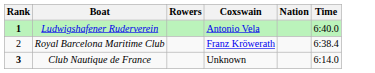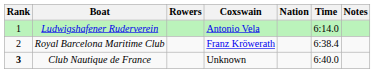+ column: (356, 12)
(18, 28) bold -> (18, 28) normal
(326, 28) 6:40.0 -> (326, 28) 6:14.0
(326, 60) 6:14.0 -> (326, 60) 6:40.0
